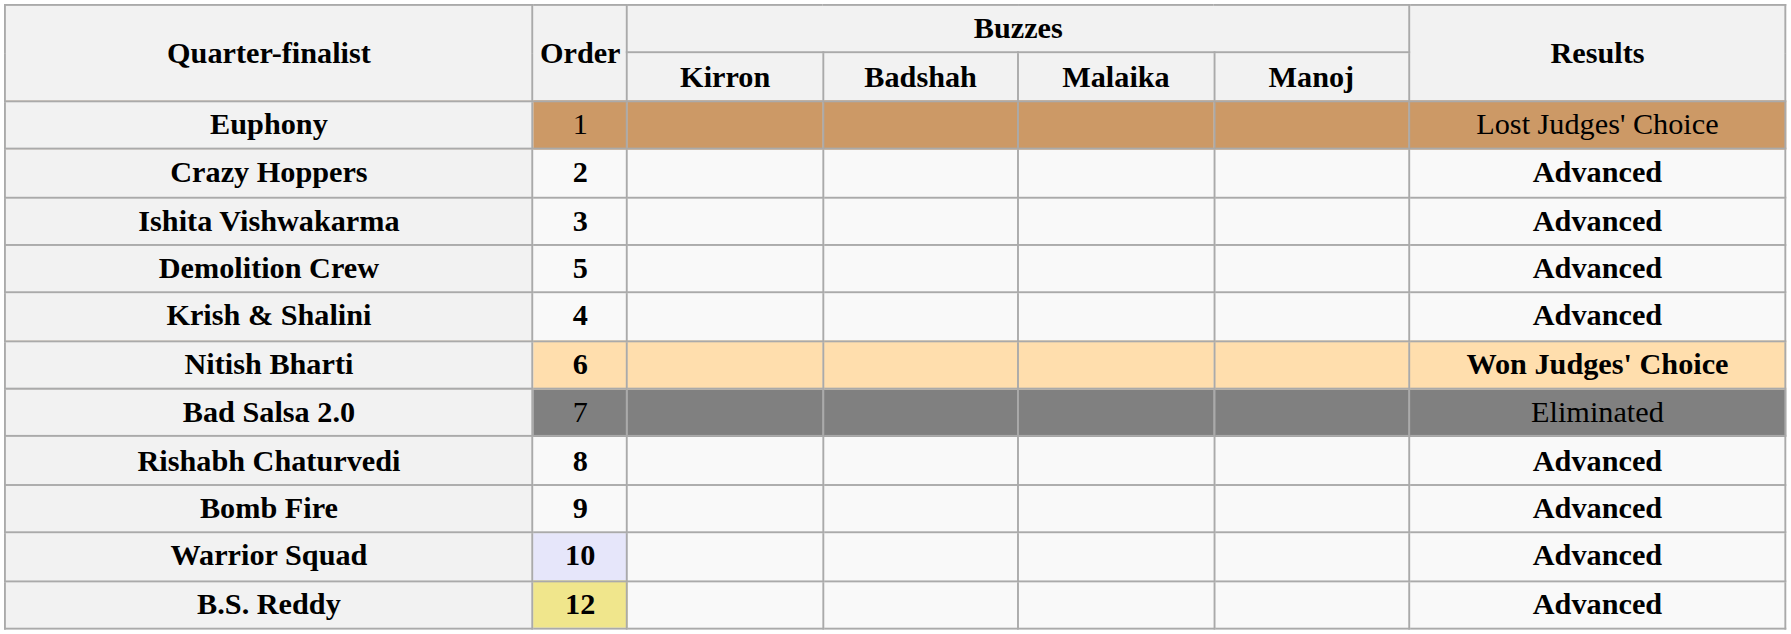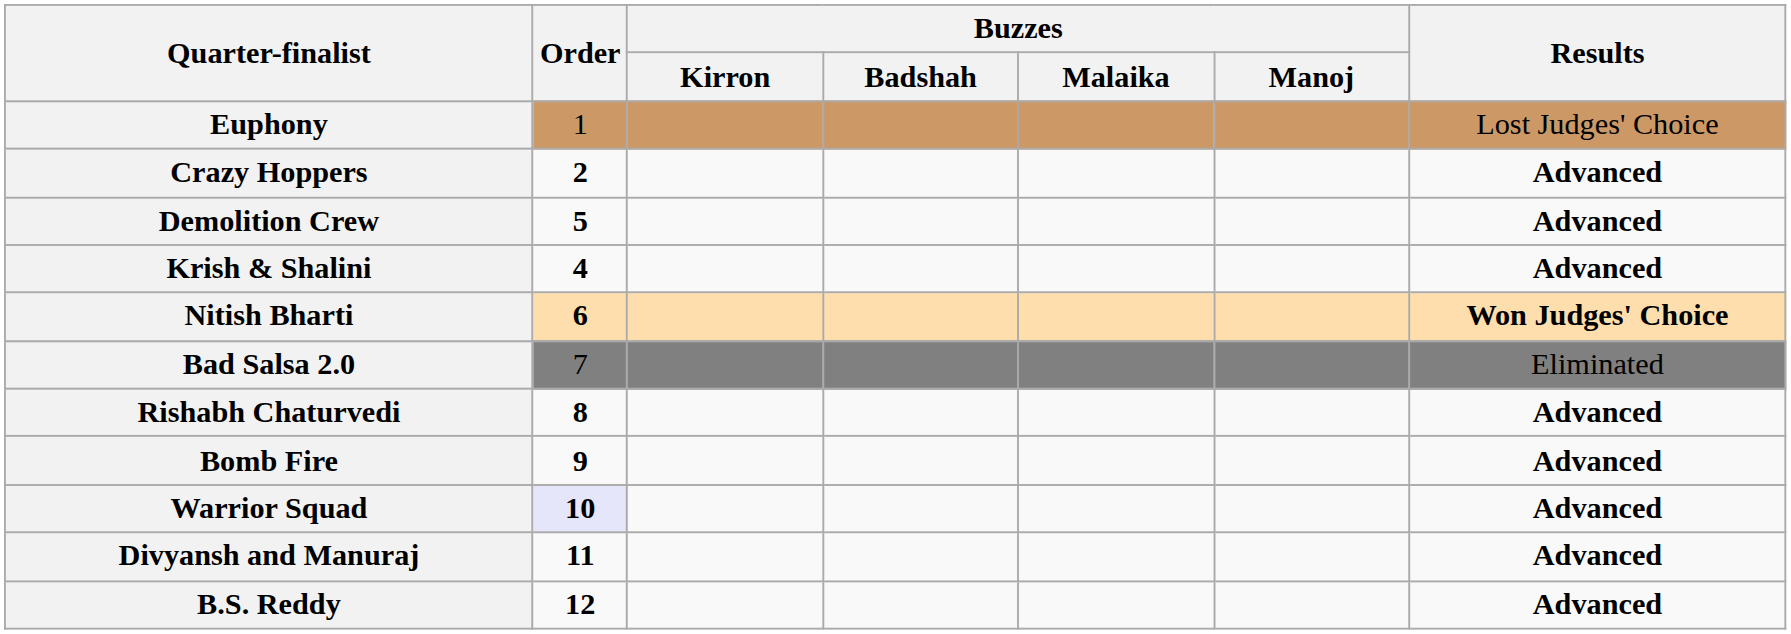- row: (269, 220)
+ row: (269, 556)
(580, 603) khaki background -> (580, 603) no background
